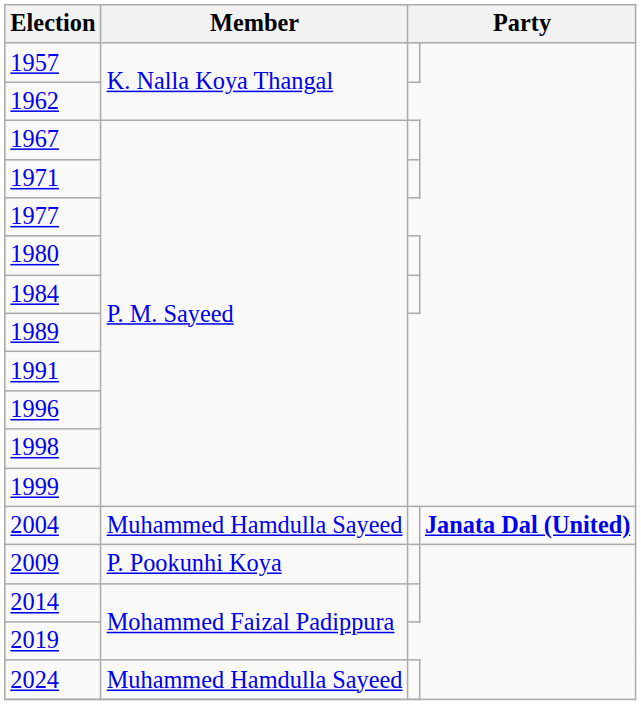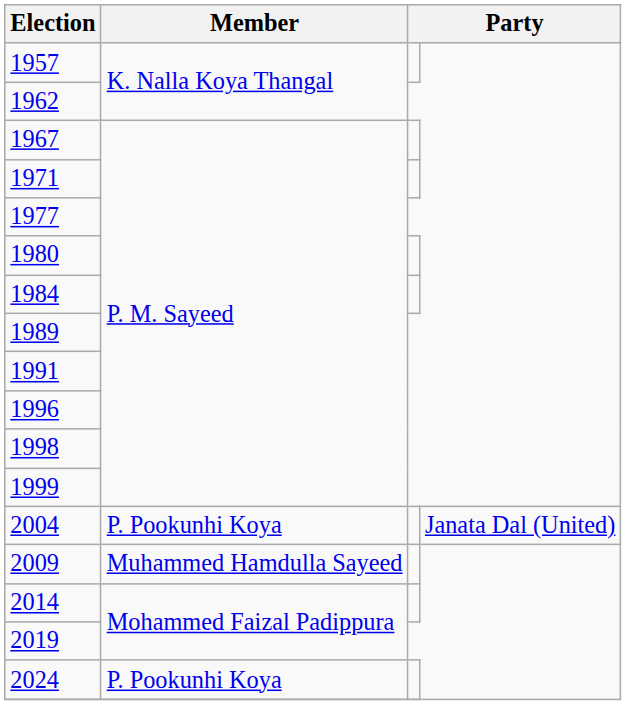(255, 525) Muhammed Hamdulla Sayeed -> (194, 525) P. Pookunhi Koya
(528, 525) bold -> (520, 525) normal
(194, 563) P. Pookunhi Koya -> (255, 563) Muhammed Hamdulla Sayeed
(255, 679) Muhammed Hamdulla Sayeed -> (194, 679) P. Pookunhi Koya
